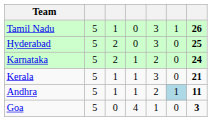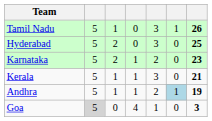(197, 60) 24 -> (197, 60) 23
(197, 92) 11 -> (197, 92) 19
(95, 108) no background -> (95, 108) lightgrey background
